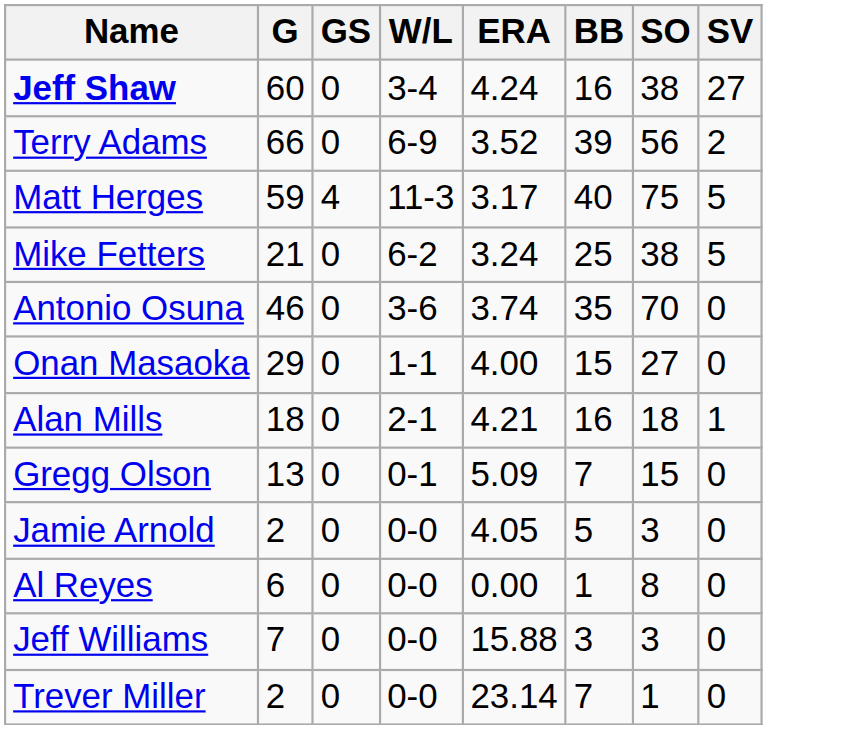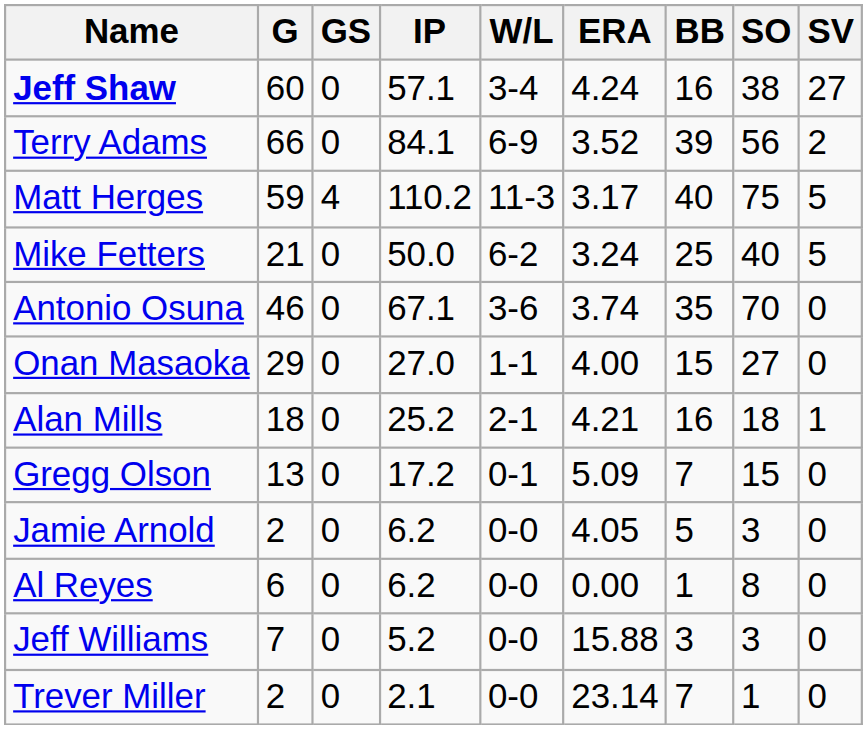+ column: (429, 32)
(660, 253) 38 -> (760, 253) 40
